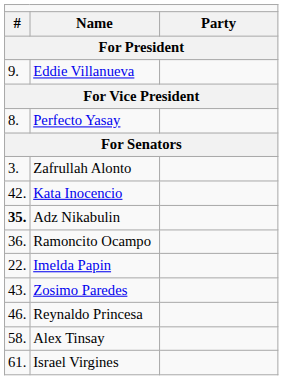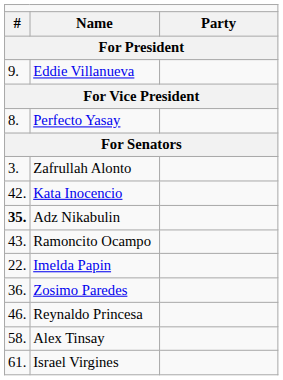(17, 241) 36. -> (17, 241) 43.
(17, 290) 43. -> (17, 290) 36.
